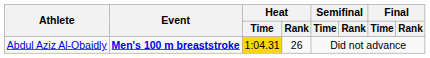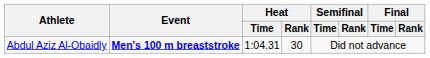(262, 45) gold background -> (262, 45) no background
(297, 45) 26 -> (297, 45) 30
